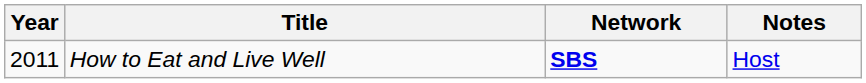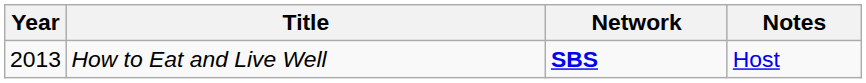(35, 58) 2011 -> (35, 58) 2013
